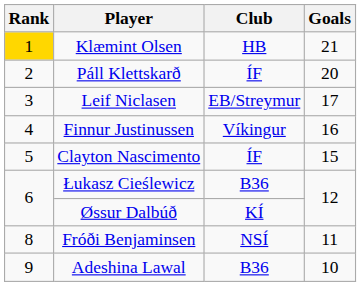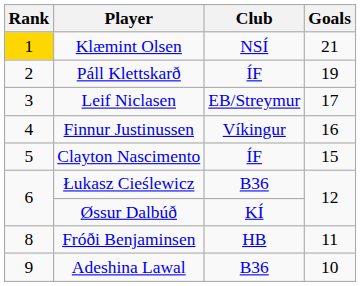(254, 45) HB -> (254, 45) NSÍ
(330, 73) 20 -> (330, 73) 19
(254, 239) NSÍ -> (254, 239) HB
